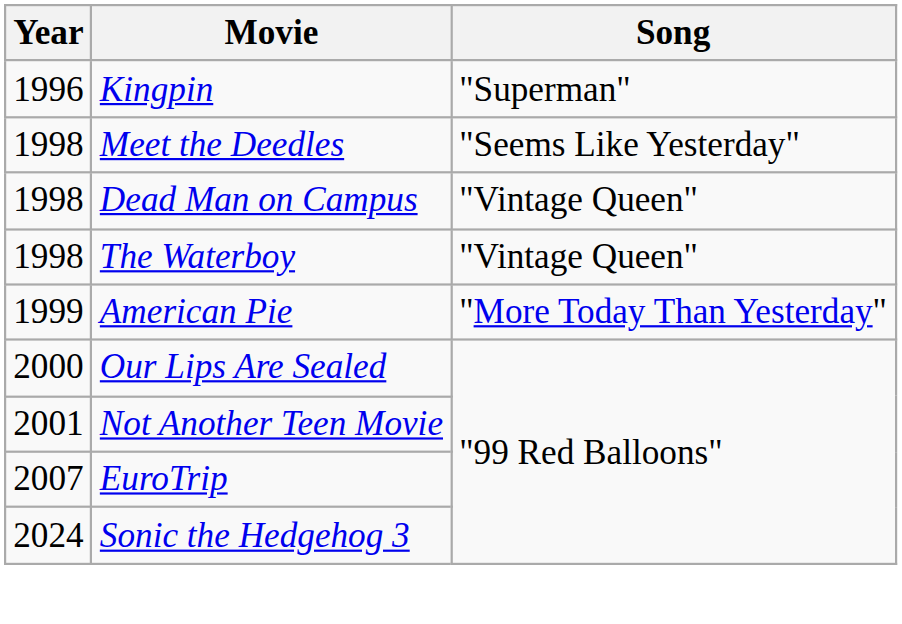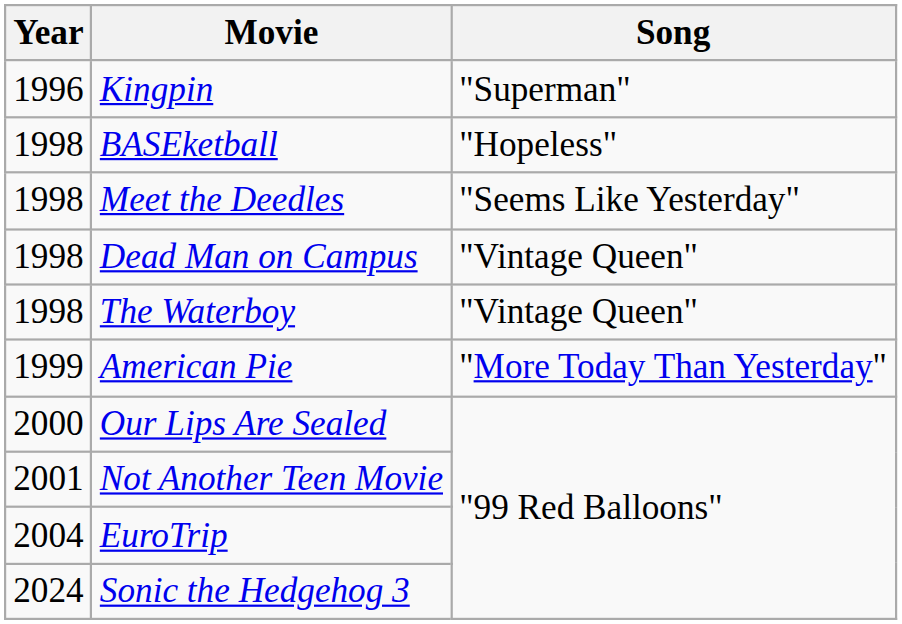+ row: (189, 144)
(48, 479) 2007 -> (48, 534) 2004
